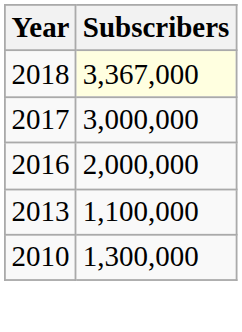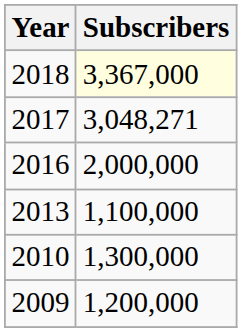(141, 119) 3,000,000 -> (141, 119) 3,048,271
+ row: (41, 303)
